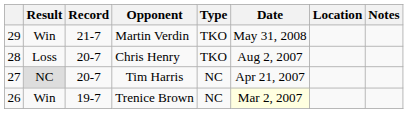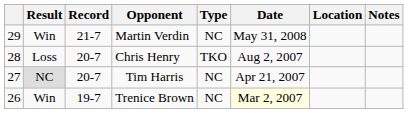(214, 35) TKO -> (214, 35) NC
